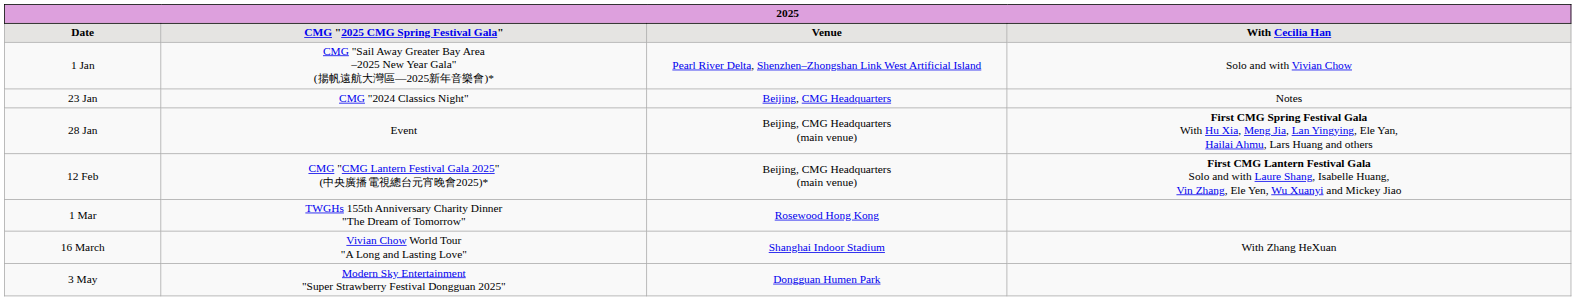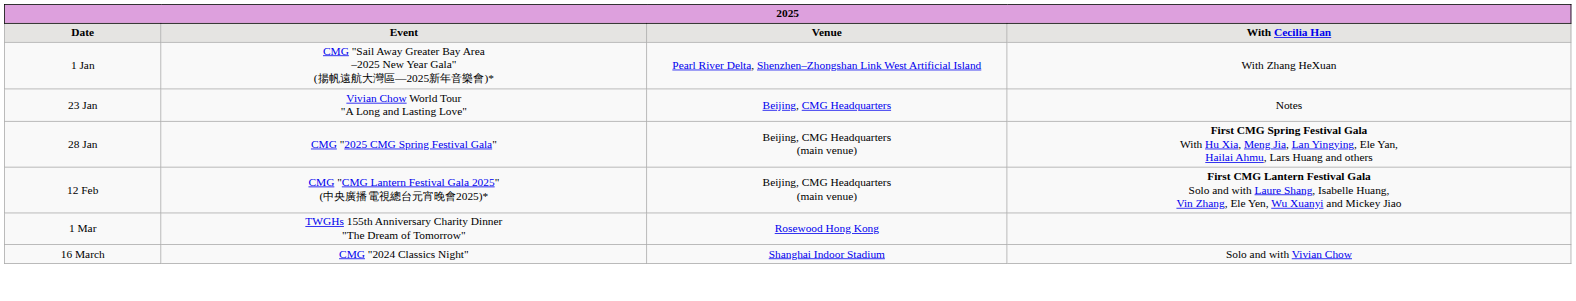(404, 33) CMG "2025 CMG Spring Festival Gala" -> (404, 33) Event
(1289, 66) Solo and with Vivian Chow -> (1289, 66) With Zhang HeXuan
(404, 98) CMG "2024 Classics Night" -> (404, 105) Vivian Chow World Tour "A Long and Lasting Love"
(404, 131) Event -> (404, 144) CMG "2025 CMG Spring Festival Gala"
(404, 247) Vivian Chow World Tour "A Long and Lasting Love" -> (404, 254) CMG "2024 Classics Night"
(1289, 247) With Zhang HeXuan -> (1289, 254) Solo and with Vivian Chow
- row: (83, 280)
